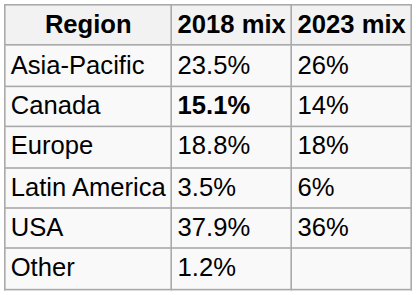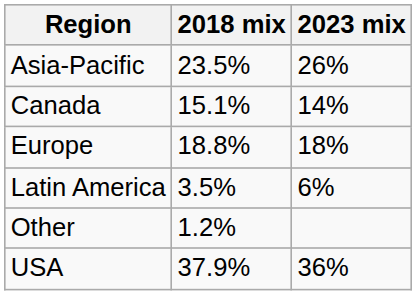(214, 106) bold -> (214, 106) normal
rows swapped: (37, 227) <-> (43, 268)
